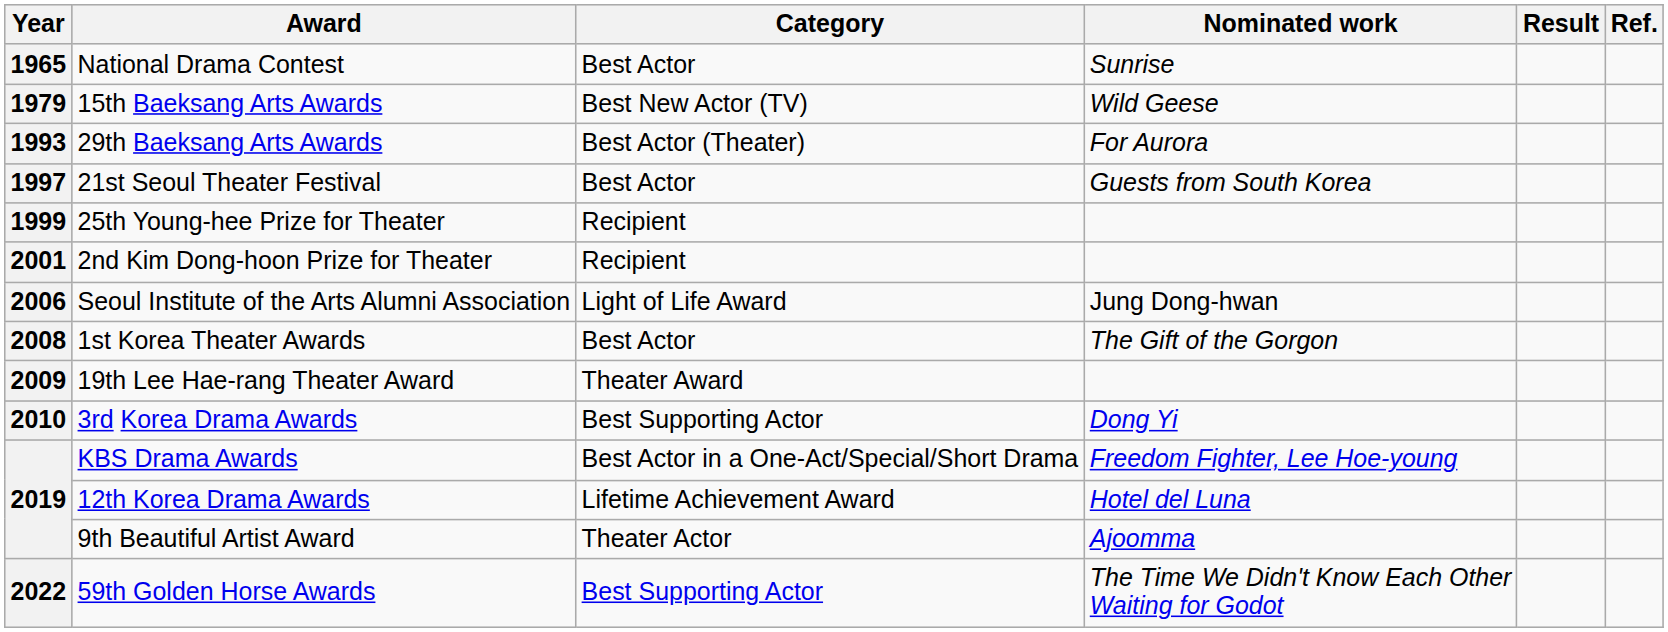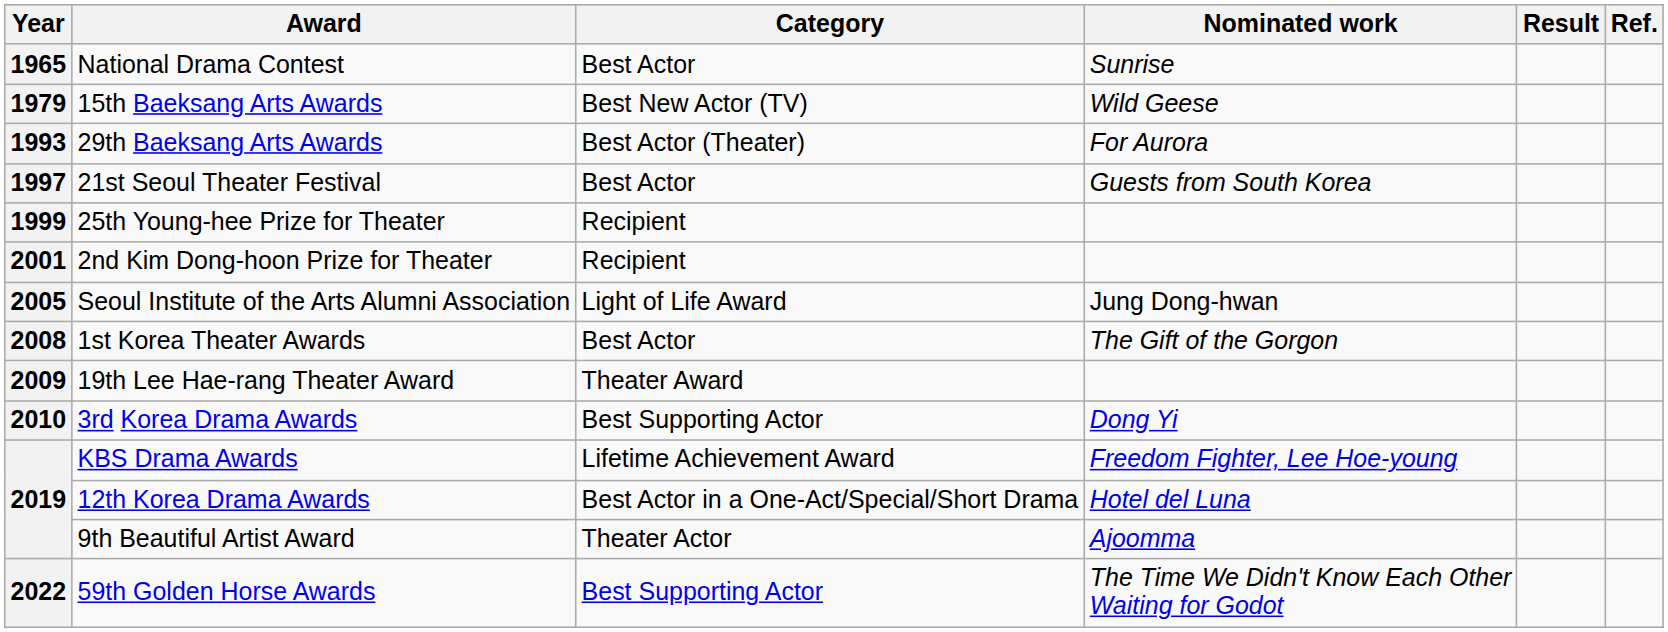(38, 301) 2006 -> (38, 301) 2005
(830, 459) Best Actor in a One-Act/Special/Short Drama -> (738, 459) Lifetime Achievement Award
(738, 499) Lifetime Achievement Award -> (830, 499) Best Actor in a One-Act/Special/Short Drama
